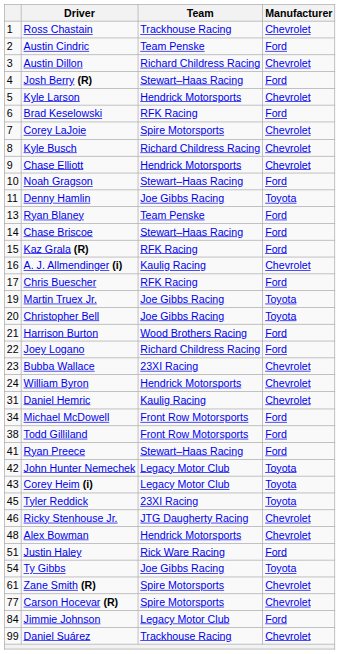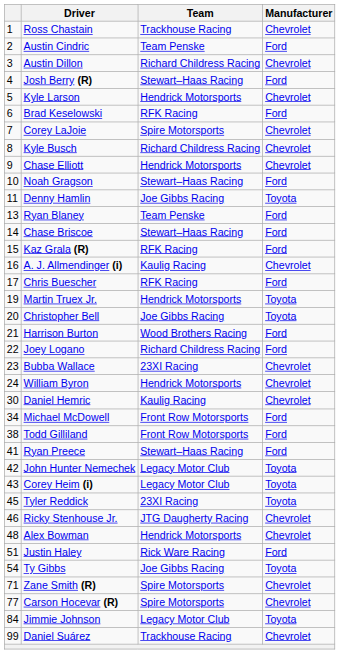(182, 299) Joe Gibbs Racing -> (191, 299) Hendrick Motorsports
(13, 400) 31 -> (13, 400) 30
(13, 586) 61 -> (13, 586) 71
(276, 619) Ford -> (281, 619) Toyota
